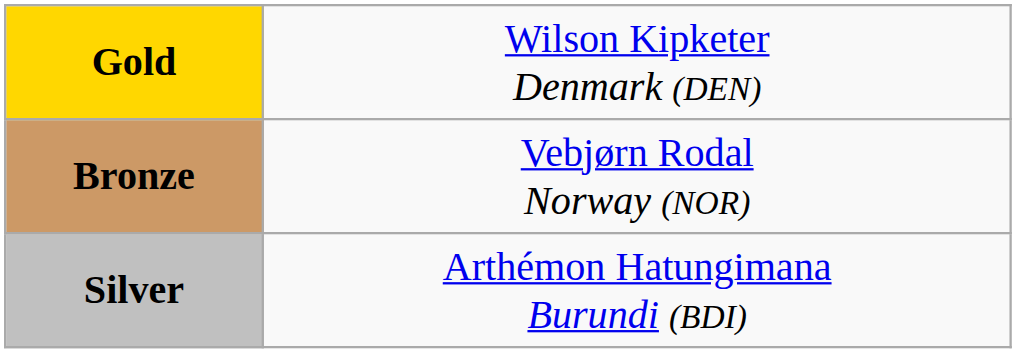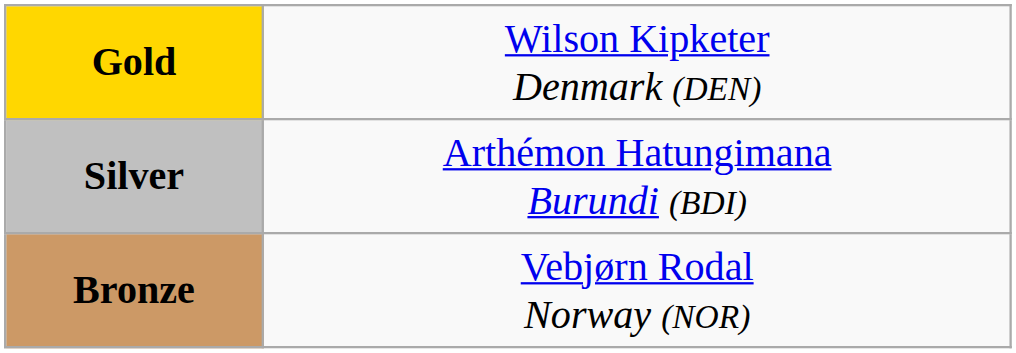rows swapped: (134, 289) <-> (134, 175)
